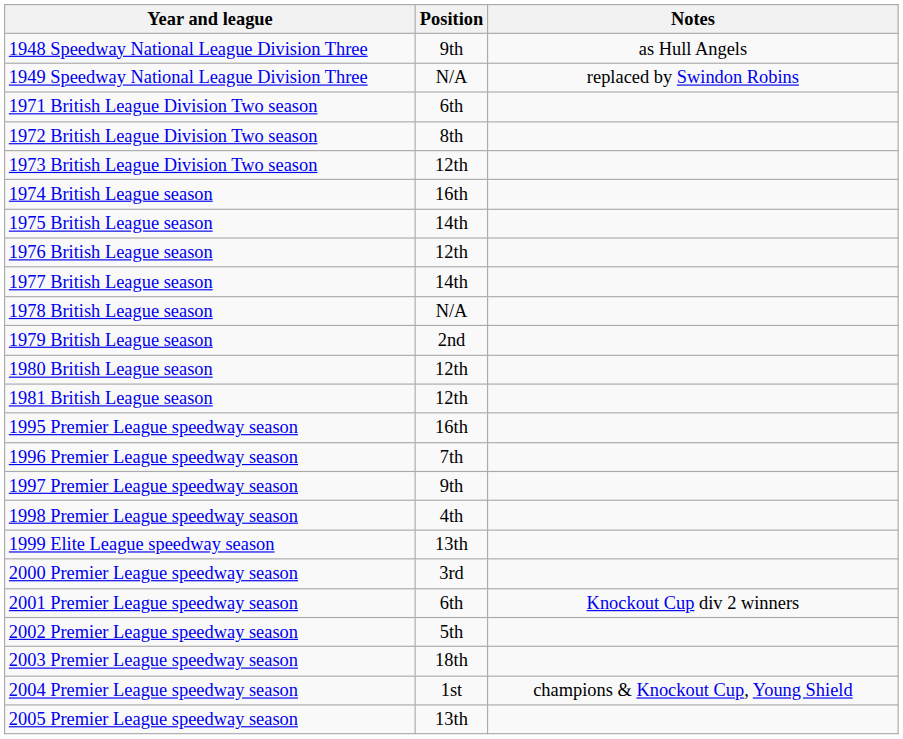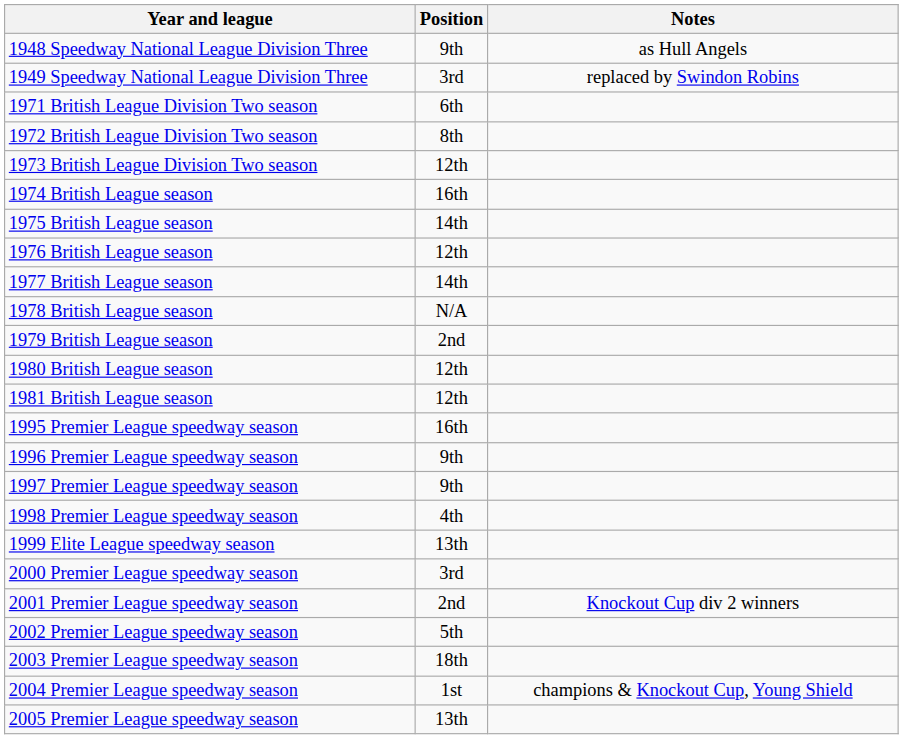(451, 77) N/A -> (451, 77) 3rd
(451, 456) 7th -> (451, 456) 9th
(451, 602) 6th -> (451, 602) 2nd
